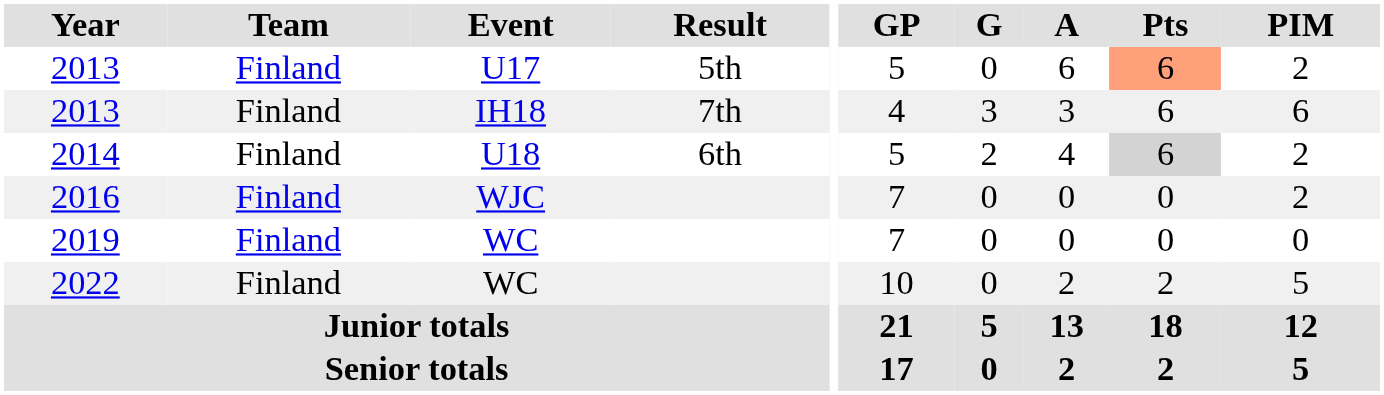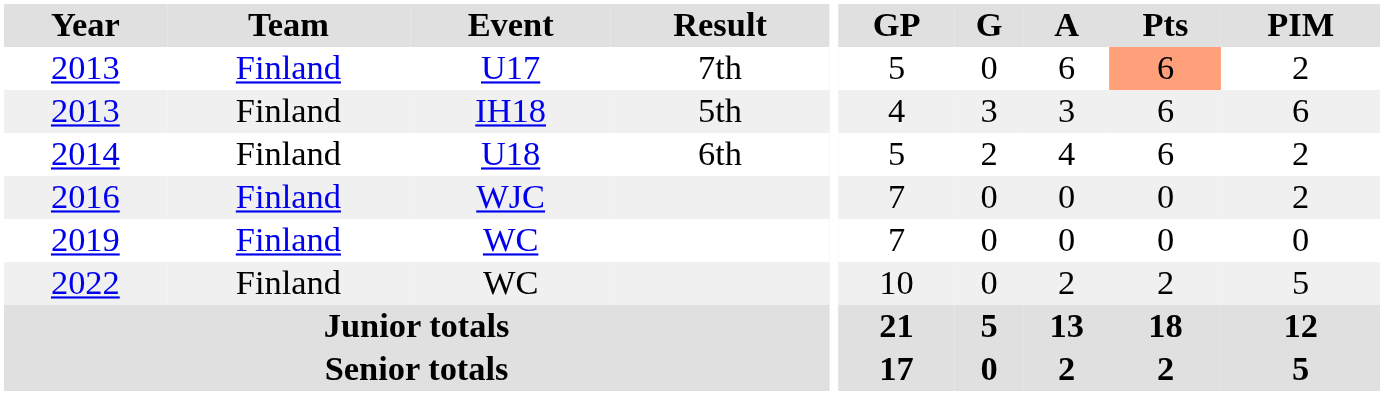(720, 67) 5th -> (720, 67) 7th
(720, 110) 7th -> (720, 110) 5th
(1166, 153) lightgrey background -> (1166, 153) no background
